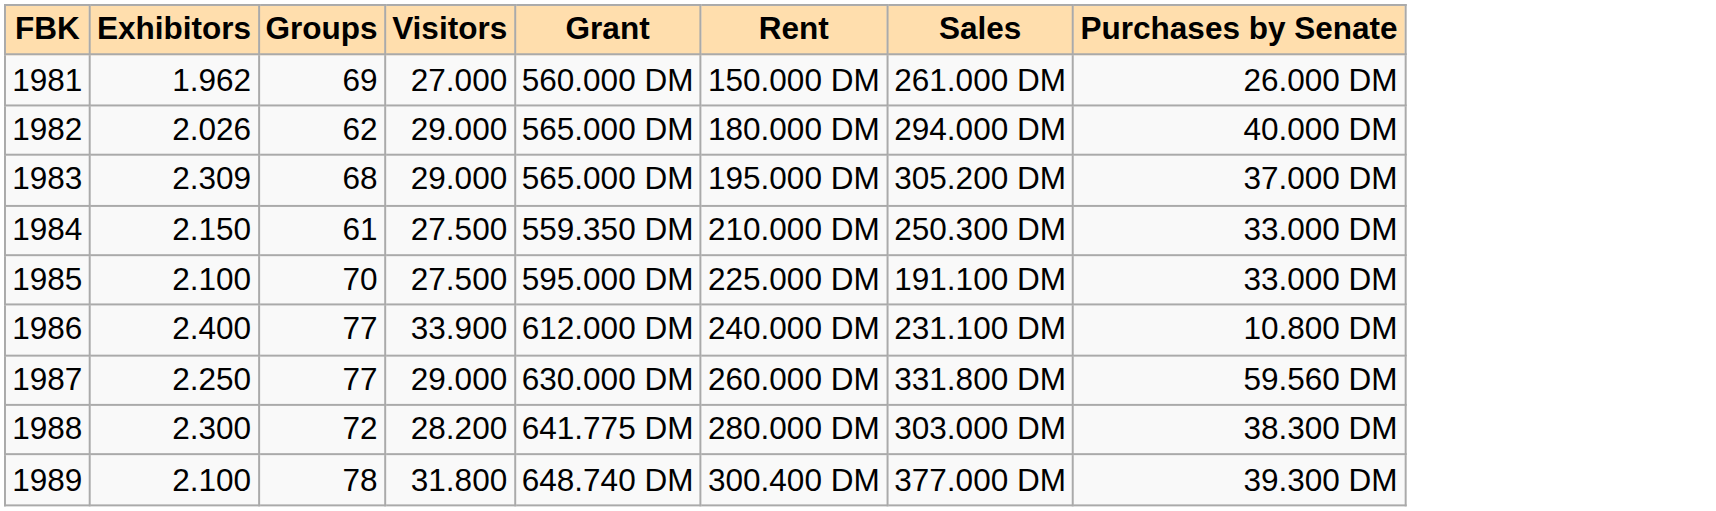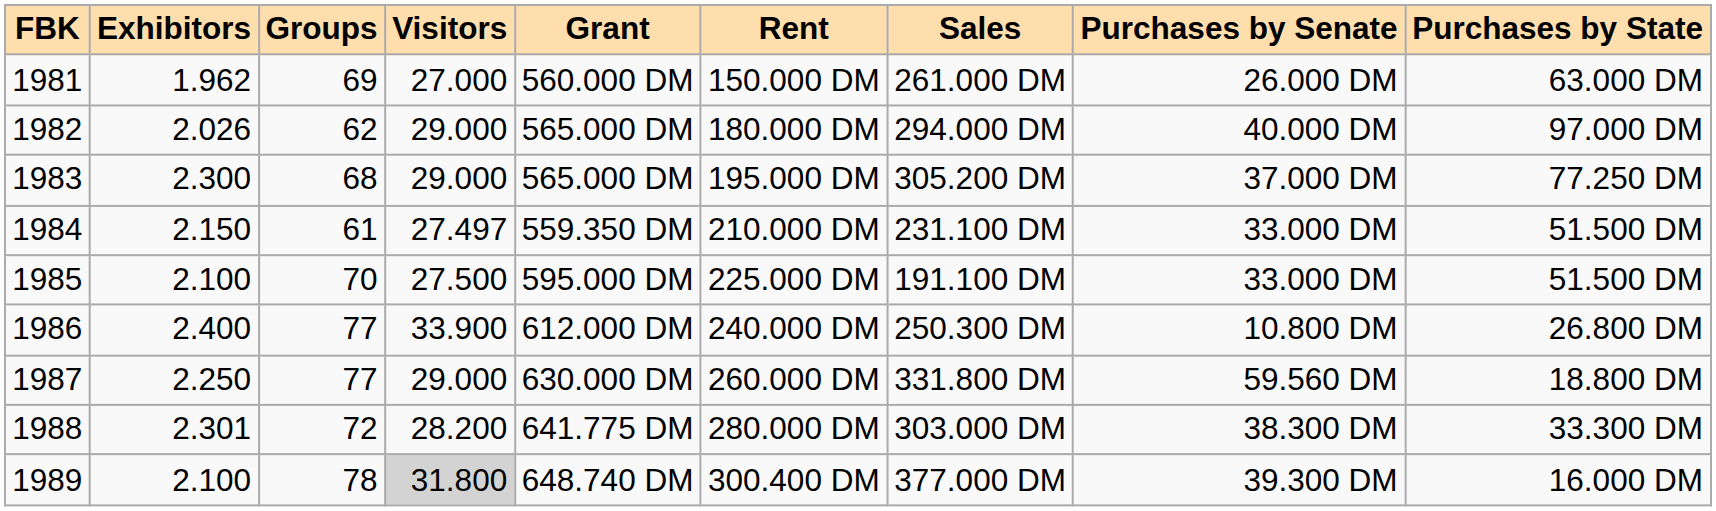+ column: (1558, 29)
(212, 179) 2.309 -> (212, 179) 2.300
(459, 229) 27.500 -> (459, 229) 27.497
(980, 229) 250.300 DM -> (980, 229) 231.100 DM
(980, 329) 231.100 DM -> (980, 329) 250.300 DM
(212, 429) 2.300 -> (212, 429) 2.301
(459, 479) no background -> (459, 479) lightgrey background
